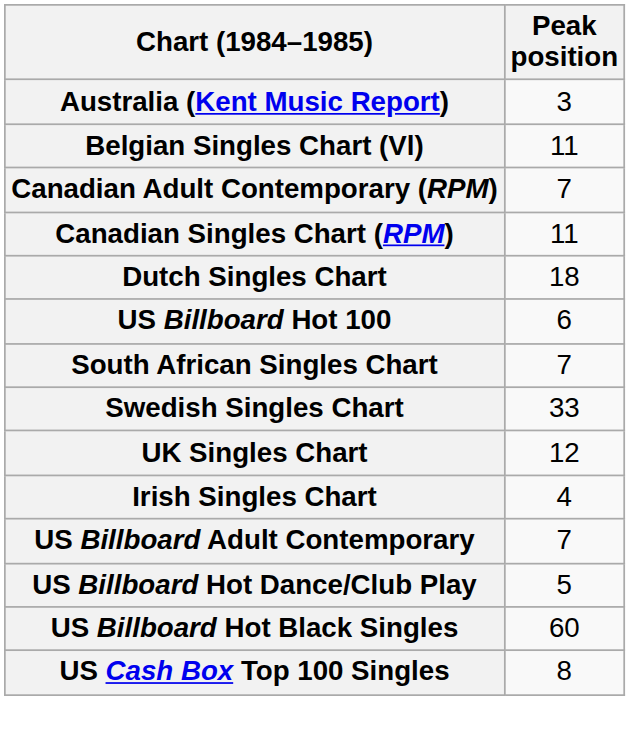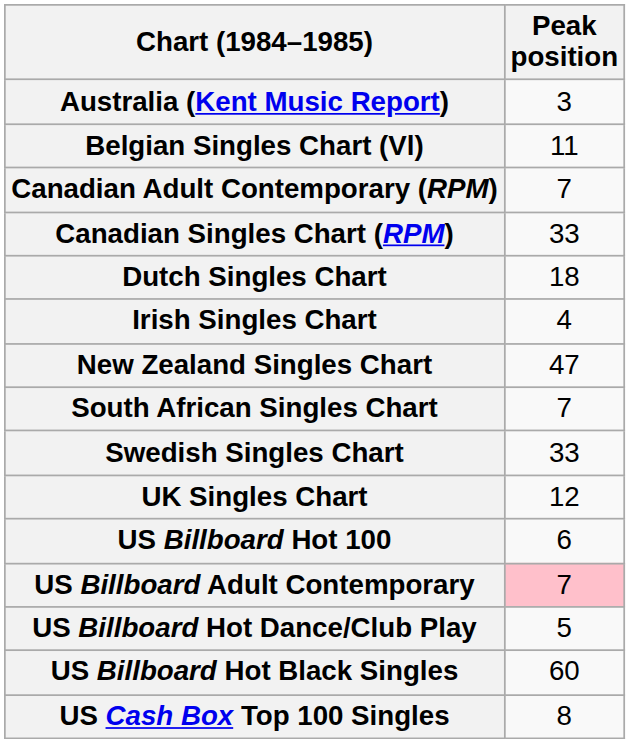(564, 233) 11 -> (564, 233) 33
rows swapped: (254, 496) <-> (254, 320)
+ row: (254, 364)
(564, 540) no background -> (564, 584) pink background
